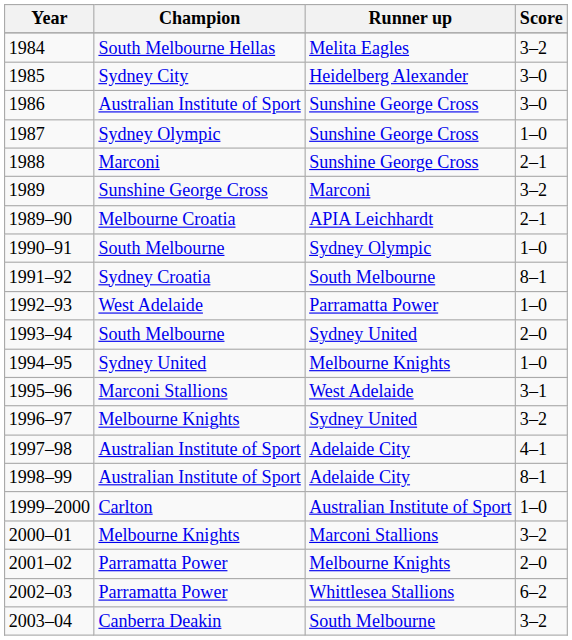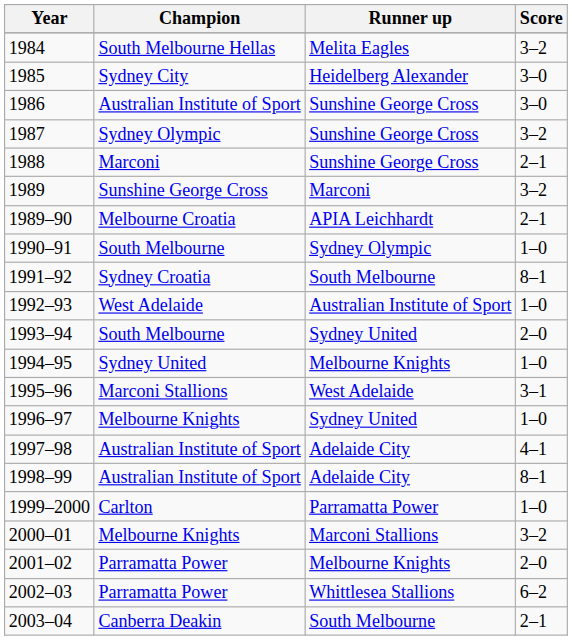(533, 133) 1–0 -> (533, 133) 3–2
(374, 305) Parramatta Power -> (410, 305) Australian Institute of Sport
(533, 420) 3–2 -> (533, 420) 1–0
(410, 506) Australian Institute of Sport -> (374, 506) Parramatta Power
(533, 620) 3–2 -> (533, 620) 2–1
